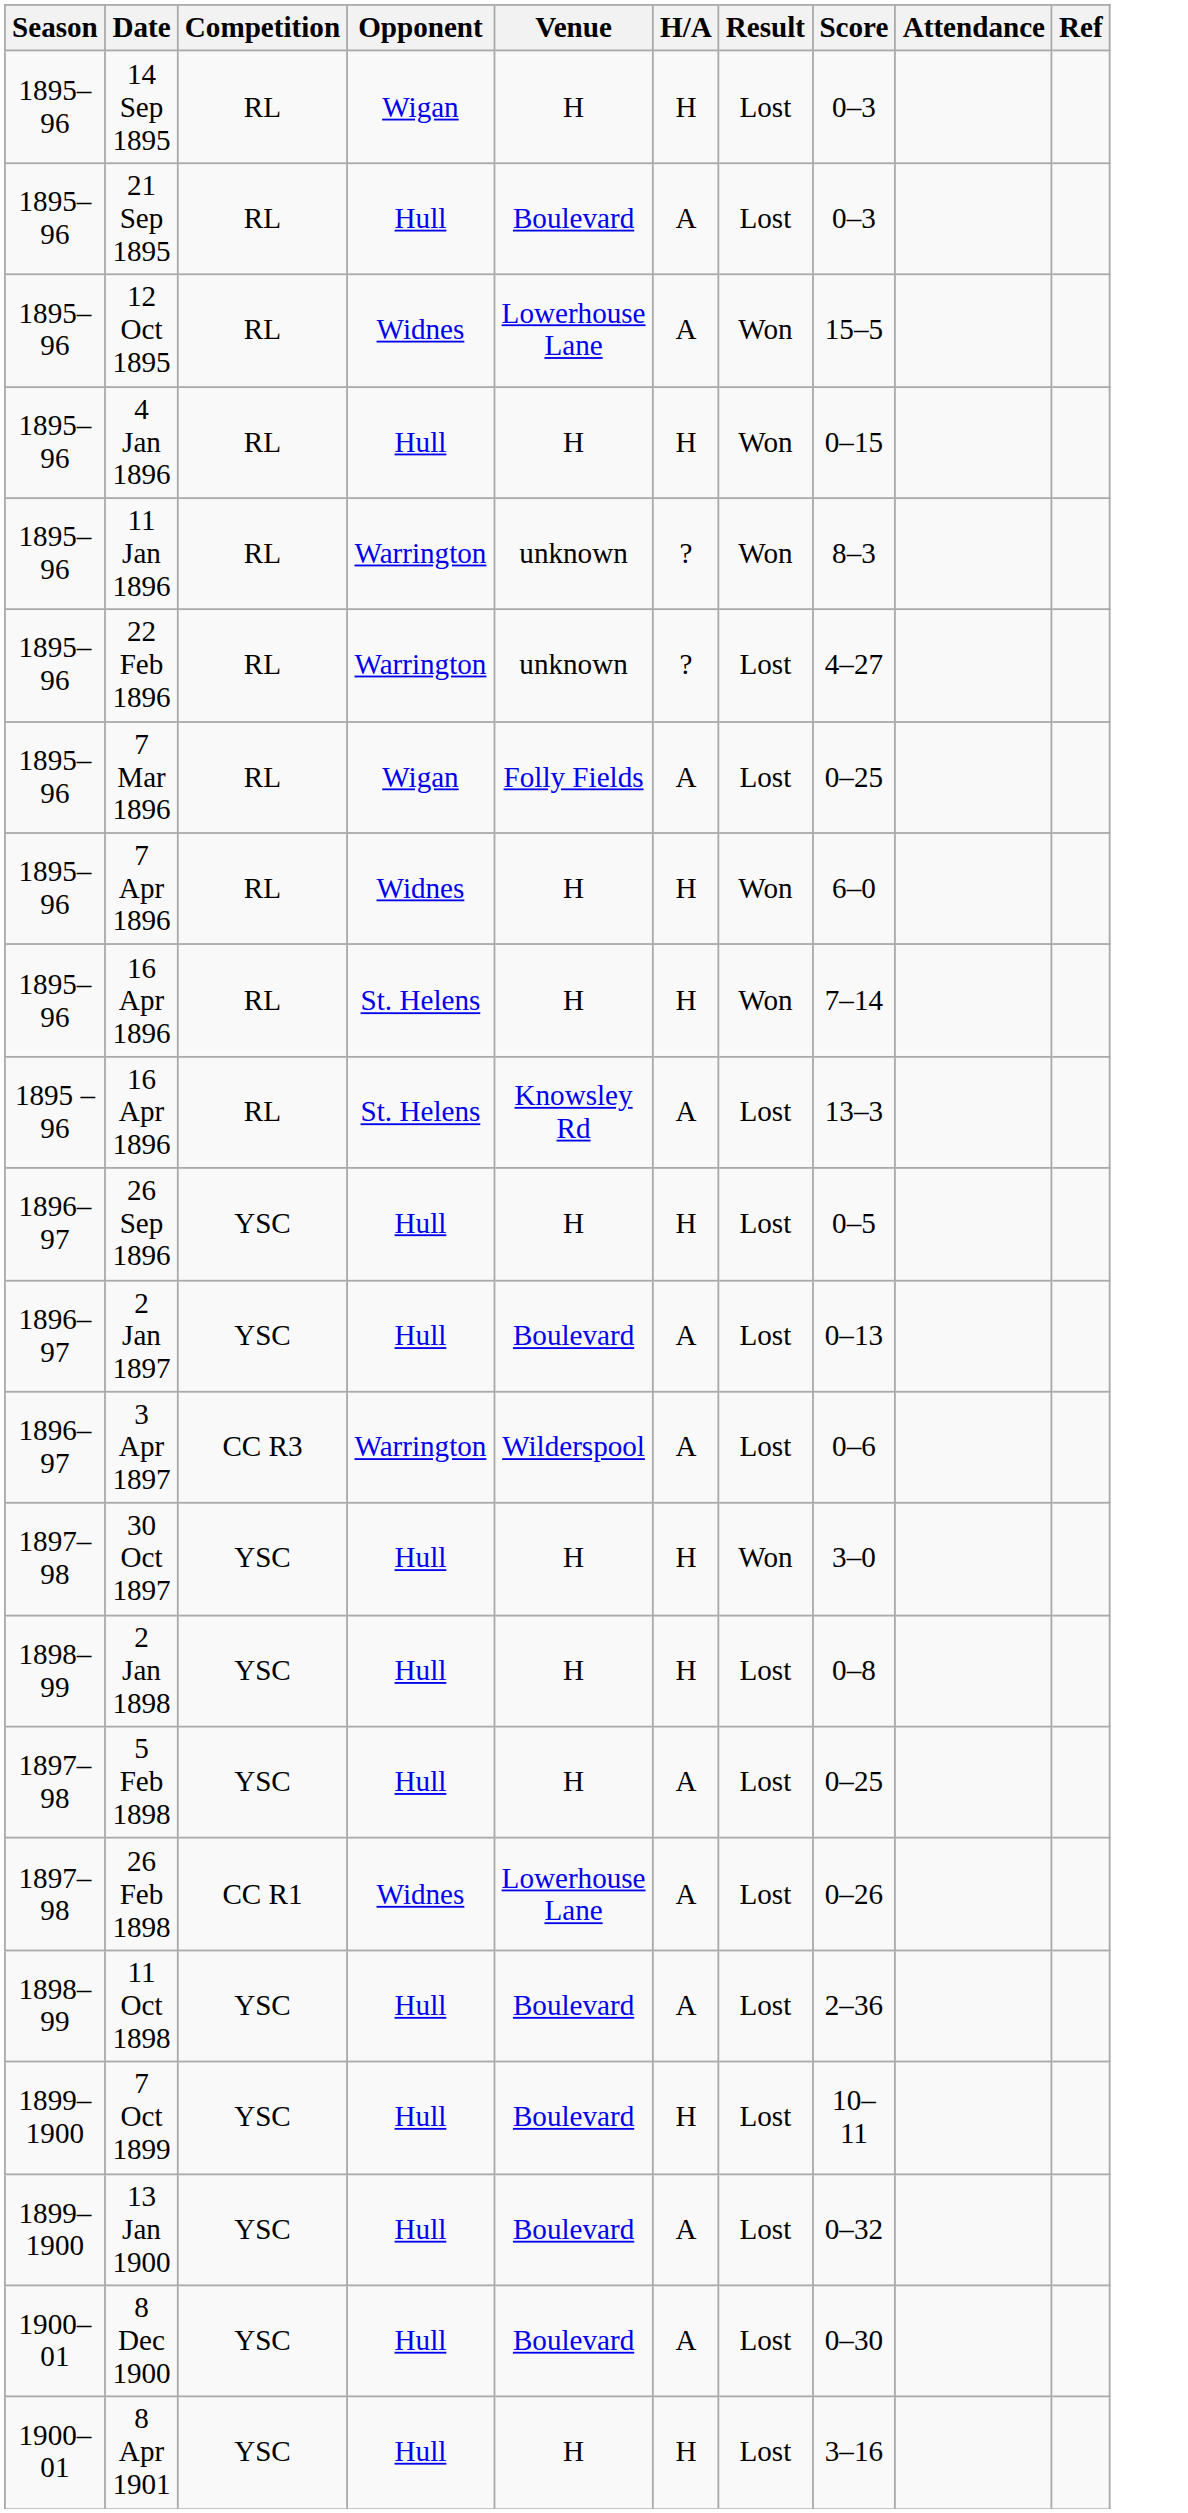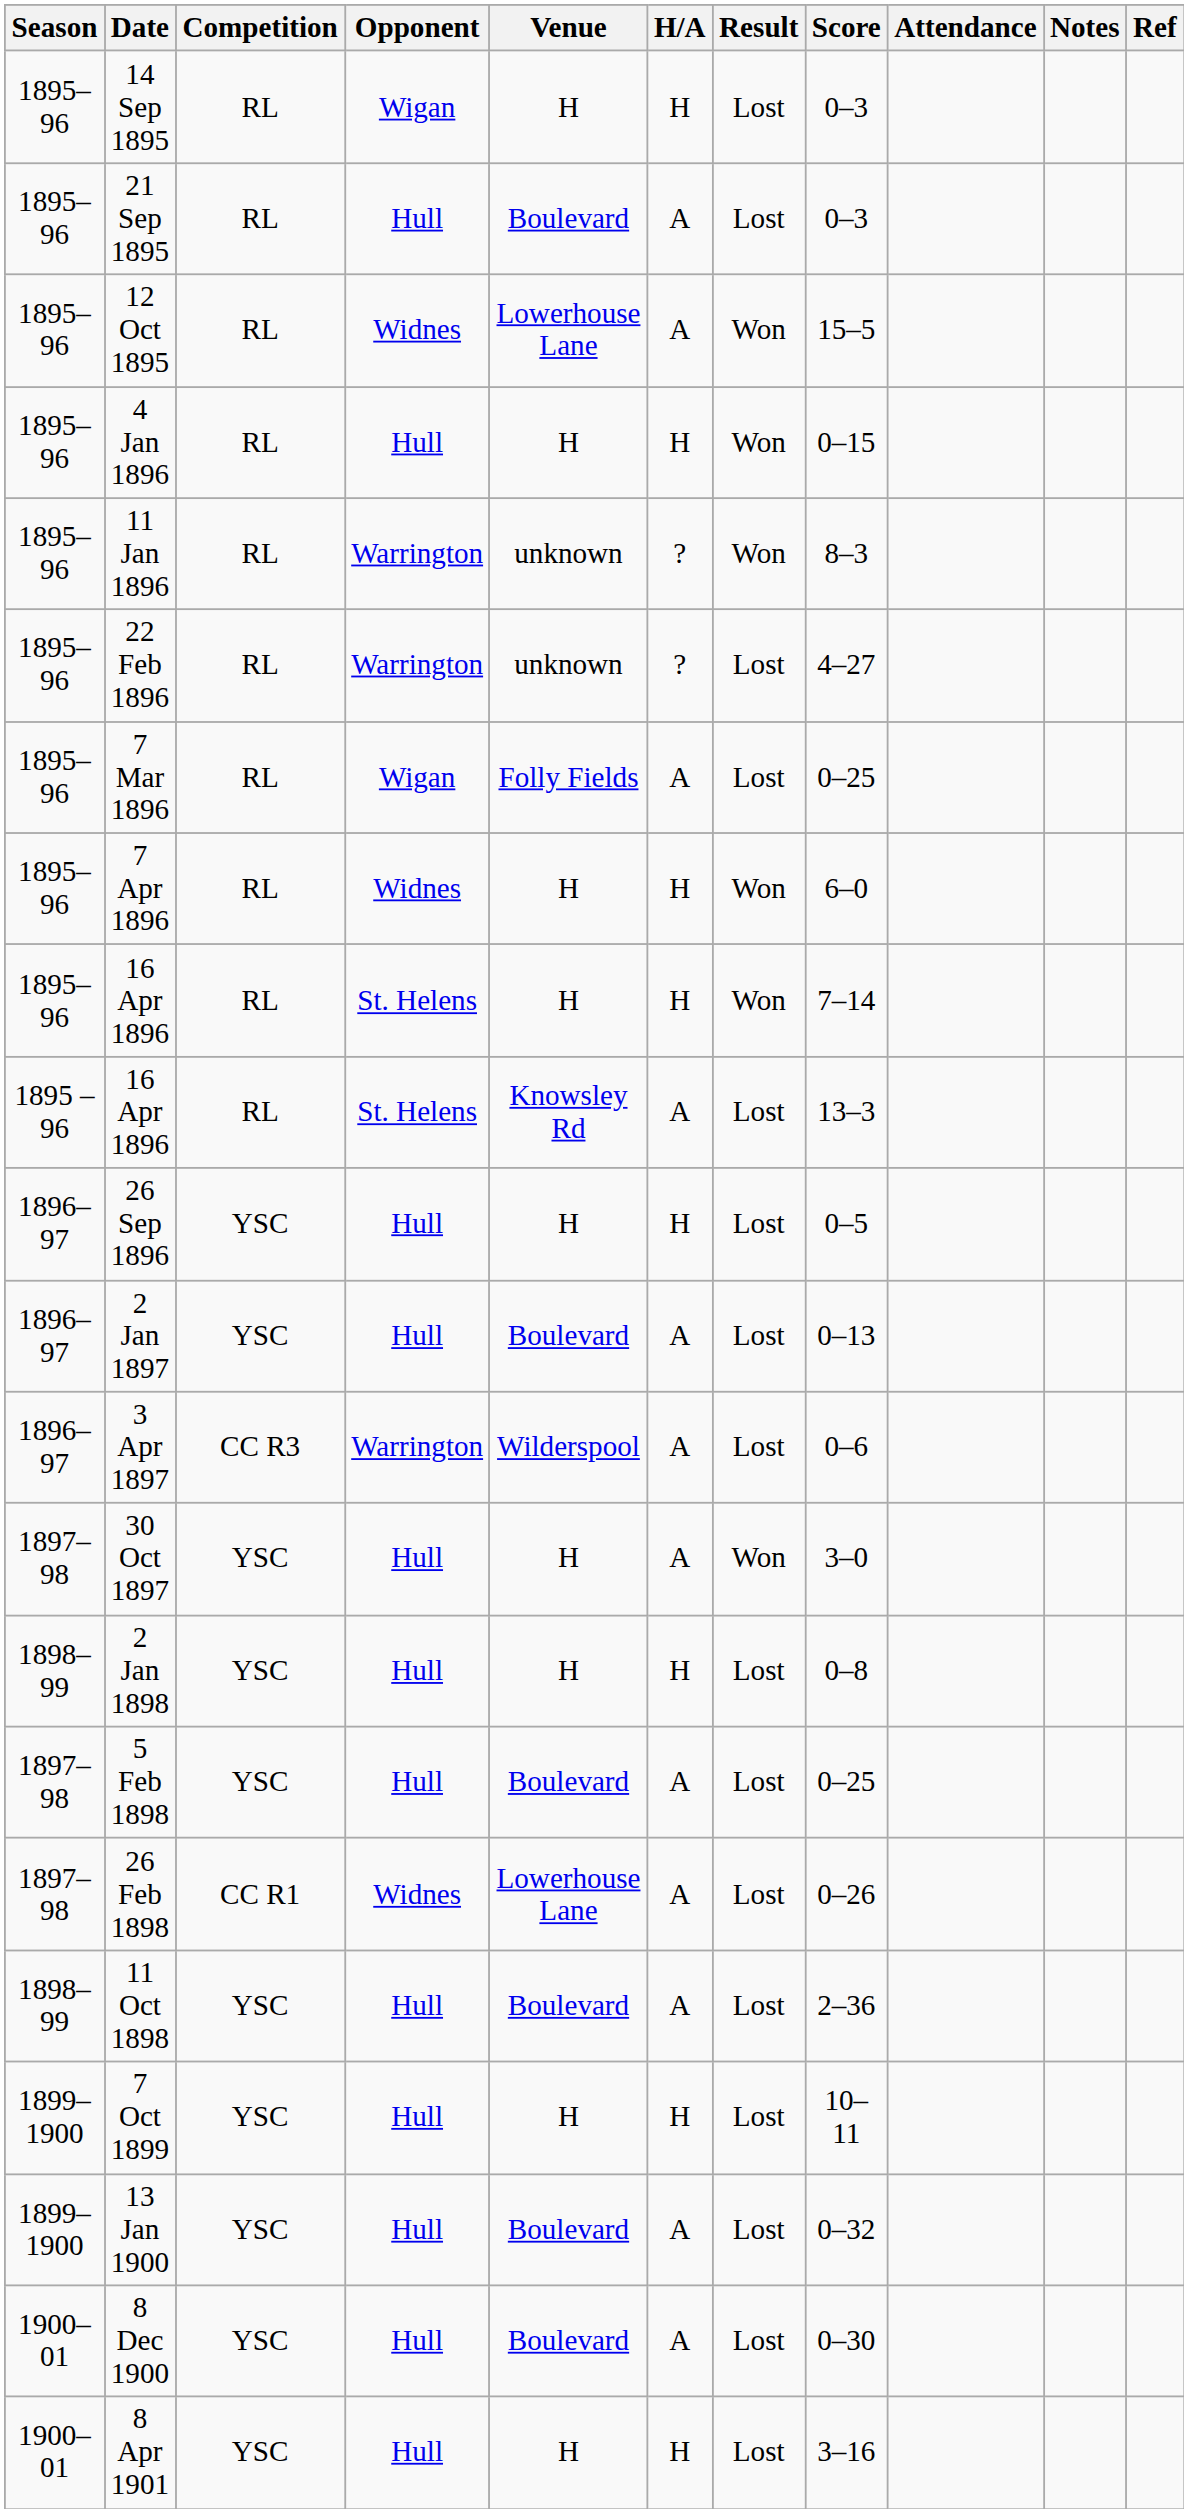+ column: (1085, 27)
(686, 1558) H -> (680, 1558) A
(574, 1782) H -> (568, 1782) Boulevard
(574, 2117) Boulevard -> (568, 2117) H
